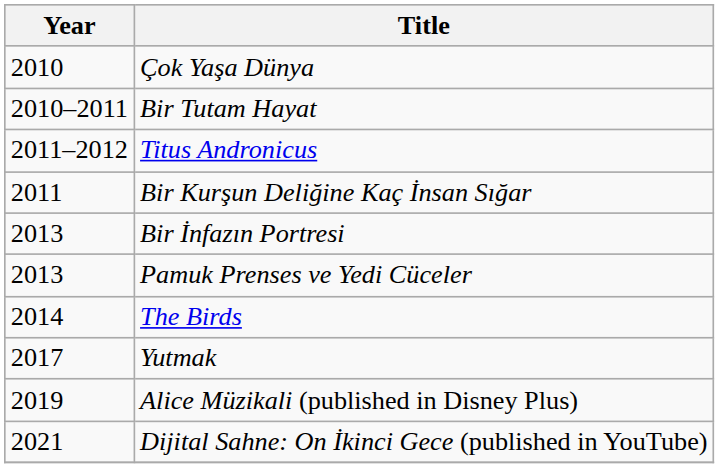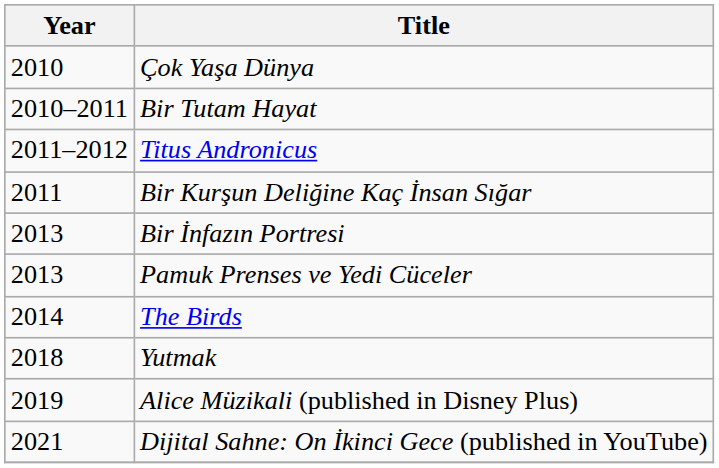(37, 358) 2017 -> (37, 358) 2018
